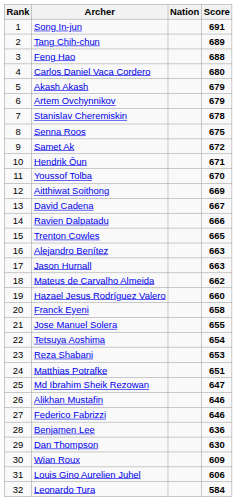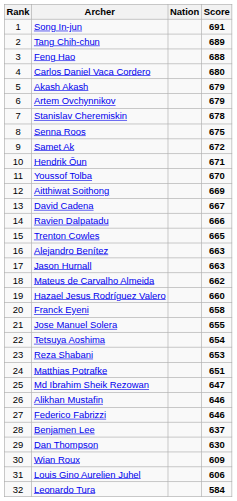(217, 430) 636 -> (217, 430) 637
